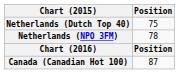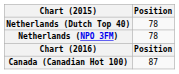(153, 24) 75 -> (153, 24) 78
